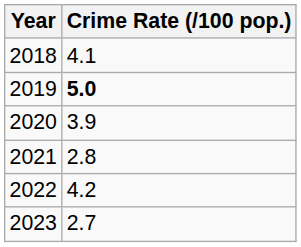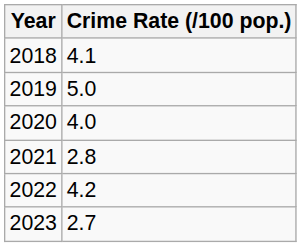(82, 88) bold -> (82, 88) normal
(82, 122) 3.9 -> (82, 122) 4.0
